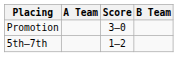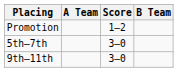(117, 28) 3–0 -> (117, 28) 1–2
(117, 44) 1–2 -> (117, 44) 3–0
+ row: (30, 59)
